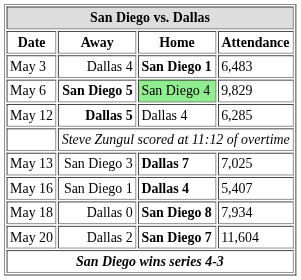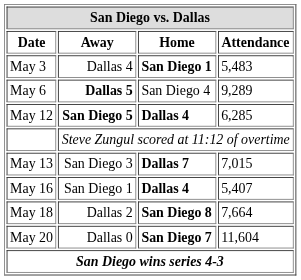(237, 66) 6,483 -> (237, 66) 5,483
(98, 91) San Diego 5 -> (109, 91) Dallas 5
(176, 91) lightgreen background -> (176, 91) no background
(237, 91) 9,829 -> (237, 91) 9,289
(109, 115) Dallas 5 -> (98, 115) San Diego 5
(164, 115) normal -> (165, 115) bold
(237, 164) 7,025 -> (237, 164) 7,015
(110, 212) Dallas 0 -> (110, 212) Dallas 2
(237, 212) 7,934 -> (237, 212) 7,664
(110, 237) Dallas 2 -> (110, 237) Dallas 0
